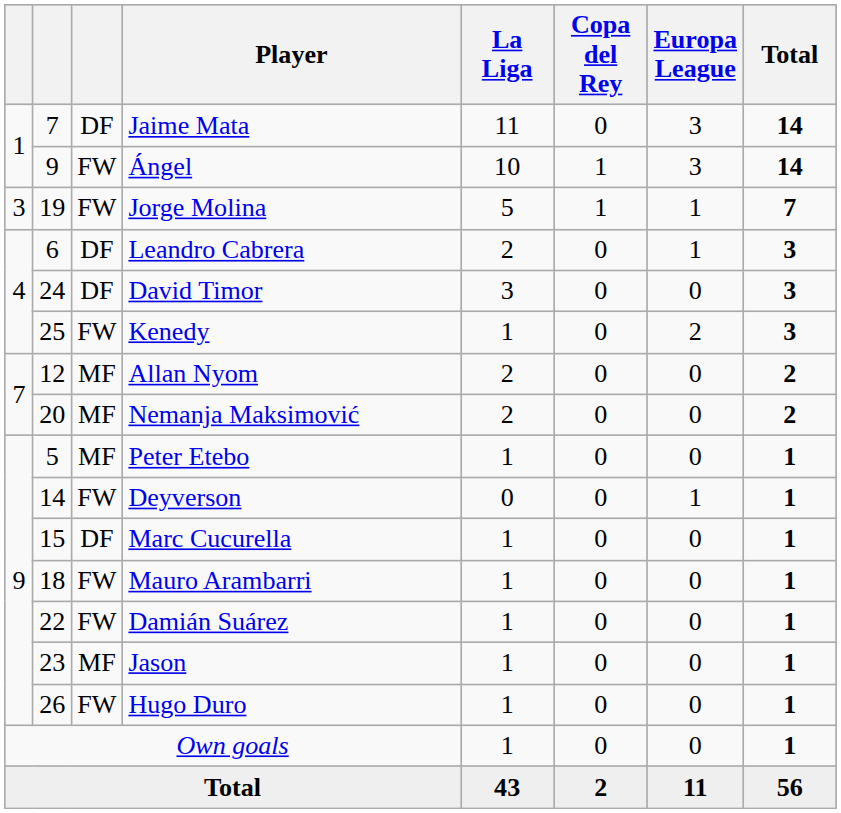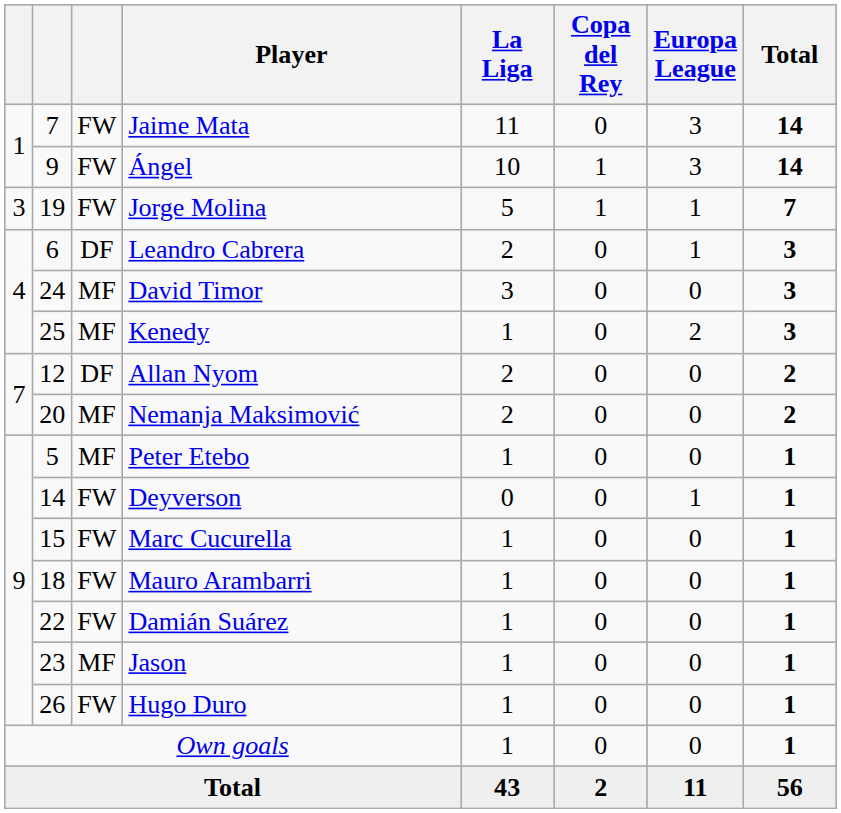(97, 125) DF -> (97, 125) FW
(97, 290) DF -> (97, 290) MF
(97, 332) FW -> (97, 332) MF
(97, 373) MF -> (97, 373) DF
(97, 538) DF -> (97, 538) FW
